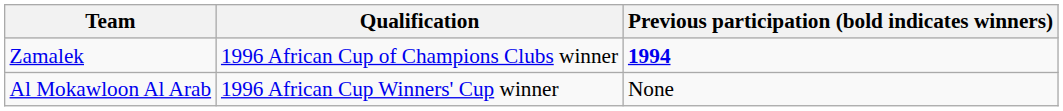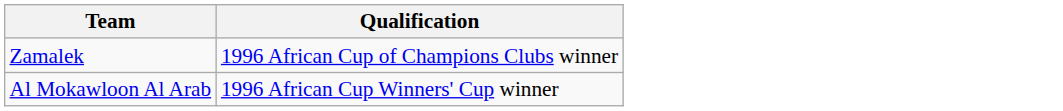- column: (841, 21)
